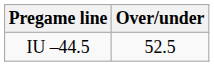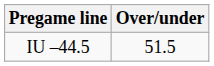(160, 46) 52.5 -> (160, 46) 51.5
